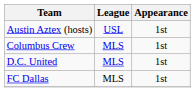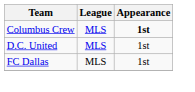- row: (49, 29)
(161, 45) normal -> (143, 29) bold
